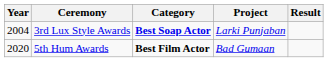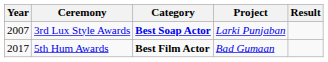(18, 30) 2004 -> (18, 30) 2007
(18, 48) 2020 -> (18, 48) 2017
